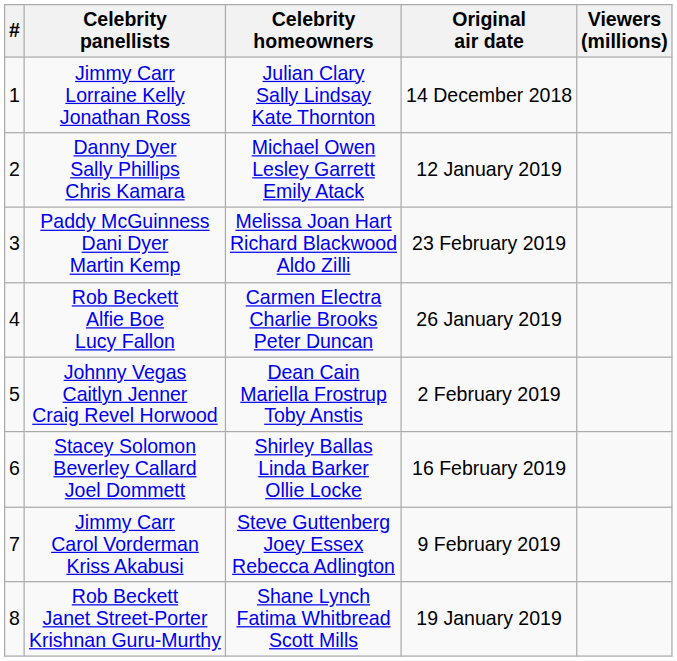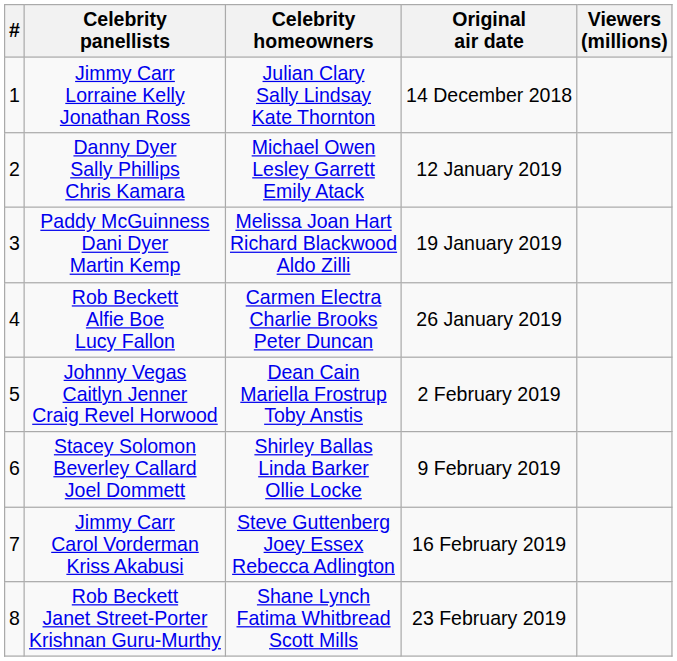(489, 244) 23 February 2019 -> (489, 244) 19 January 2019
(489, 469) 16 February 2019 -> (489, 469) 9 February 2019
(489, 544) 9 February 2019 -> (489, 544) 16 February 2019
(489, 618) 19 January 2019 -> (489, 618) 23 February 2019
